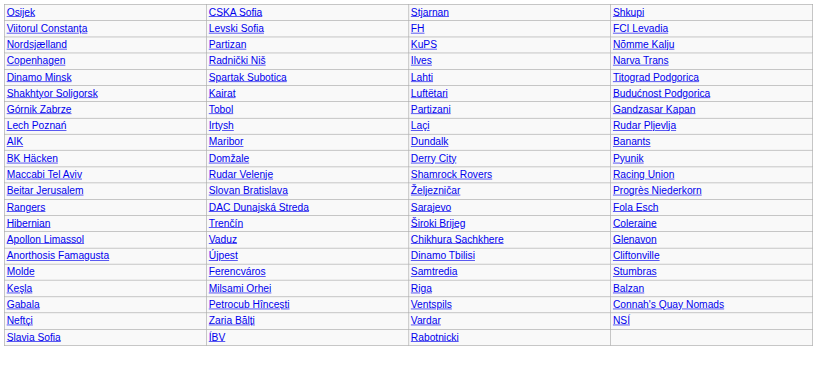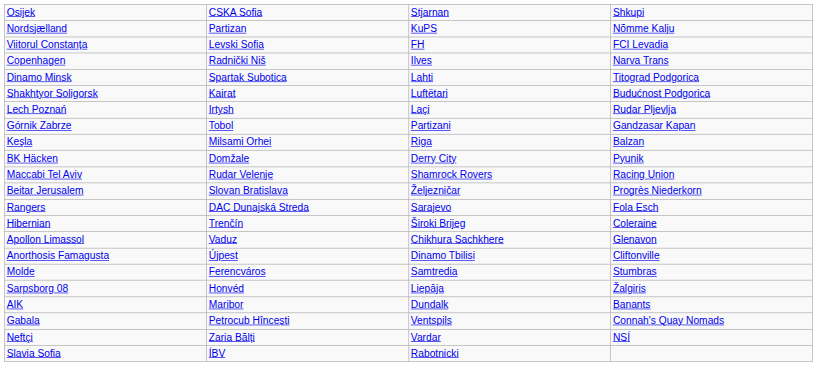rows swapped: (47, 28) <-> (37, 45)
rows swapped: (37, 126) <-> (39, 110)
rows swapped: (15, 142) <-> (19, 288)
+ row: (37, 288)
